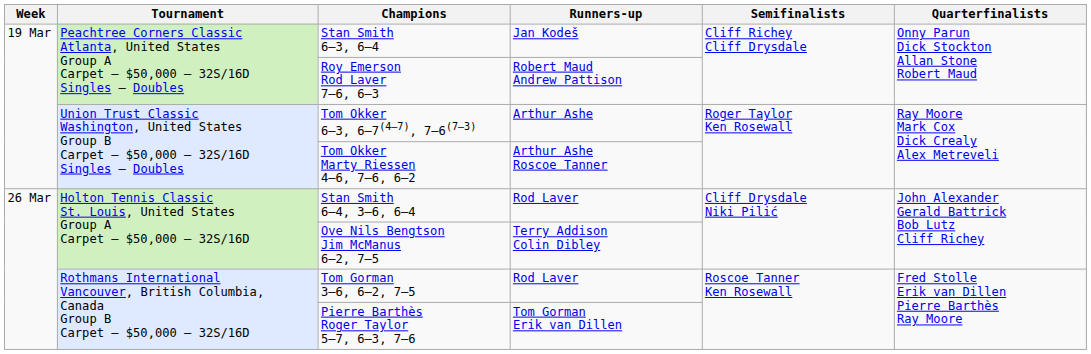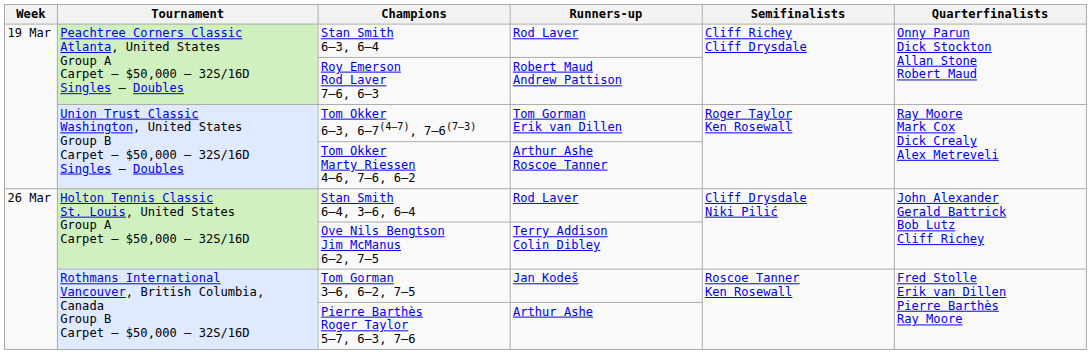(546, 34) Jan Kodeš -> (546, 34) Rod Laver
(553, 114) Arthur Ashe -> (568, 121) Tom Gorman Erik van Dillen
(546, 279) Rod Laver -> (546, 279) Jan Kodeš
(568, 319) Tom Gorman Erik van Dillen -> (553, 312) Arthur Ashe
